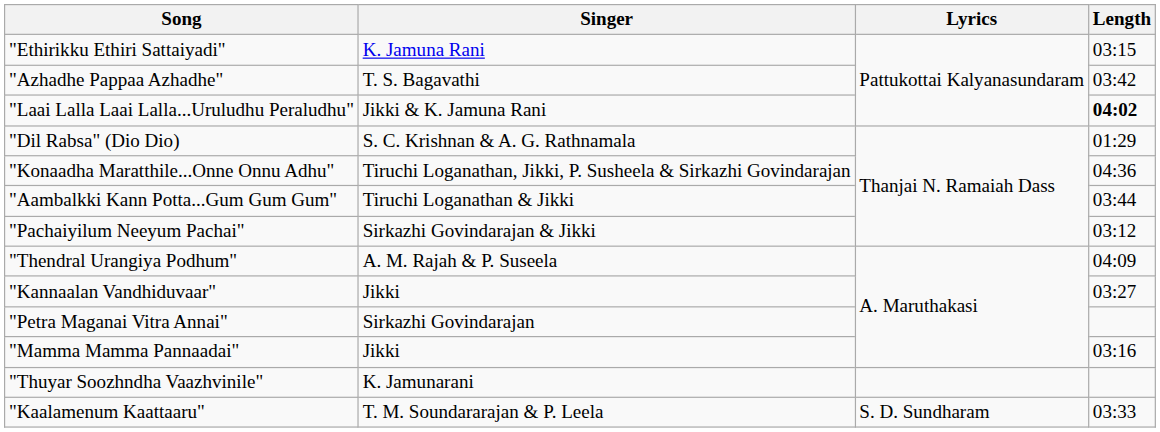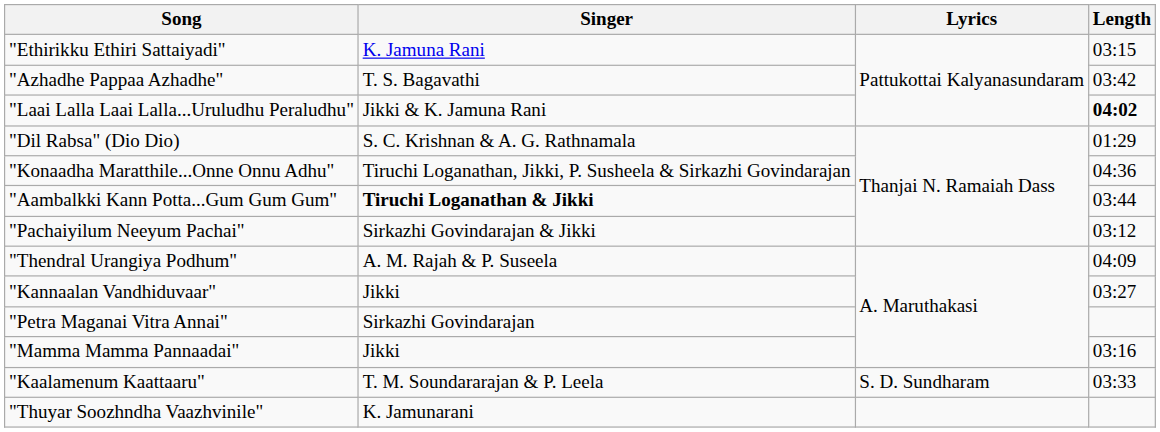(468, 200) normal -> (478, 200) bold
rows swapped: (107, 412) <-> (136, 381)
